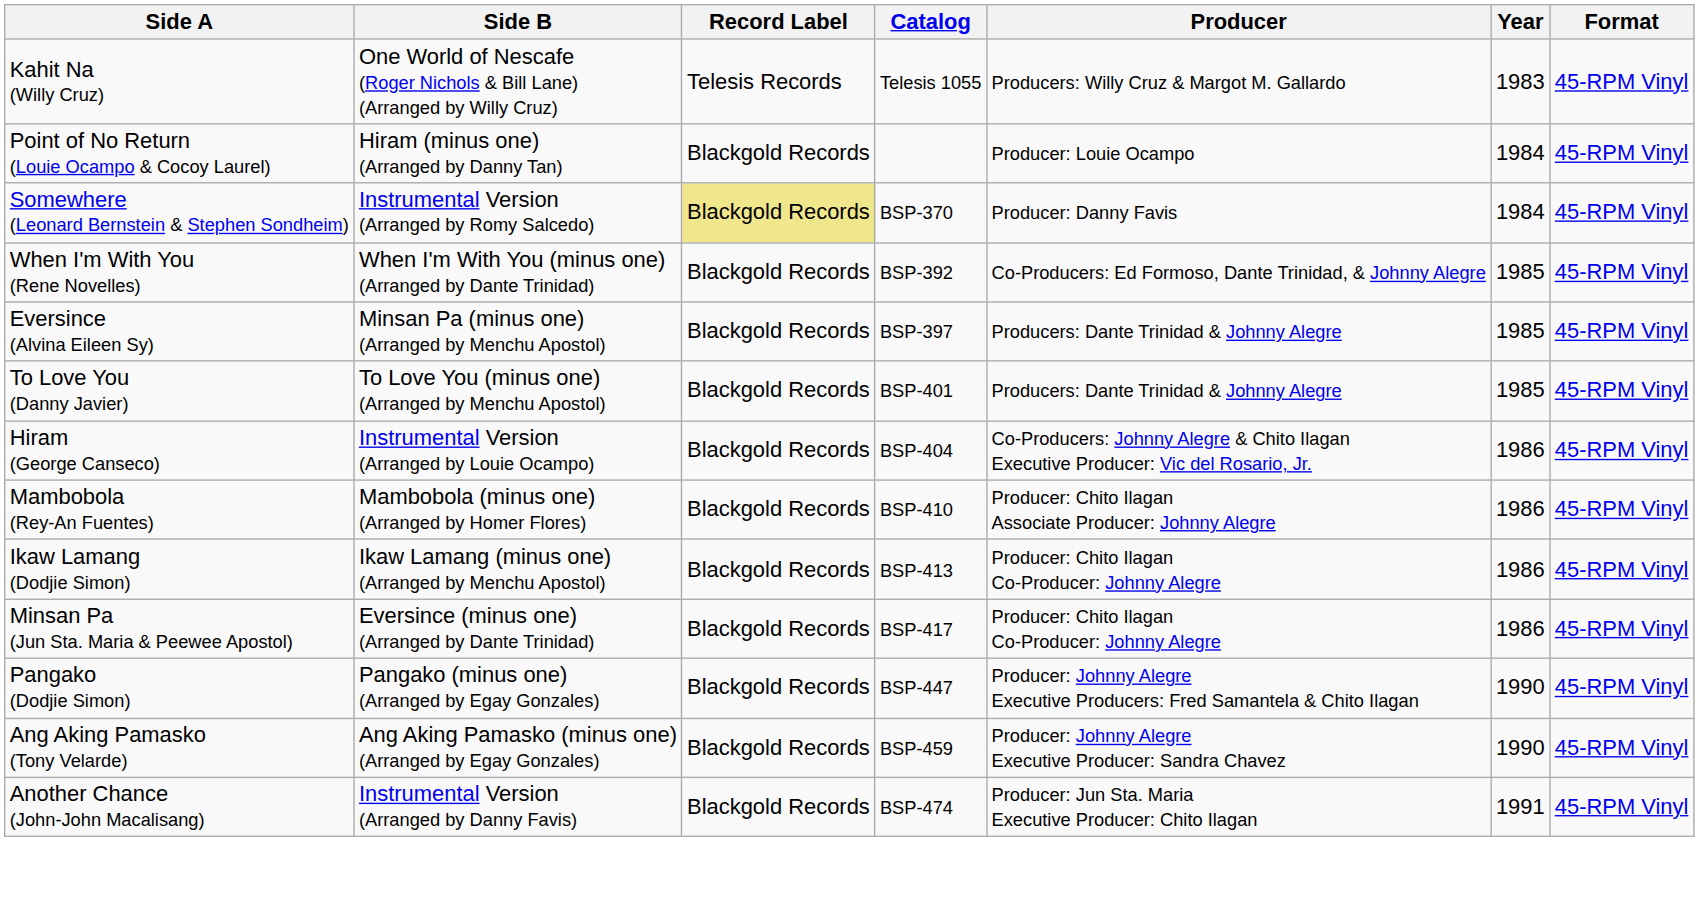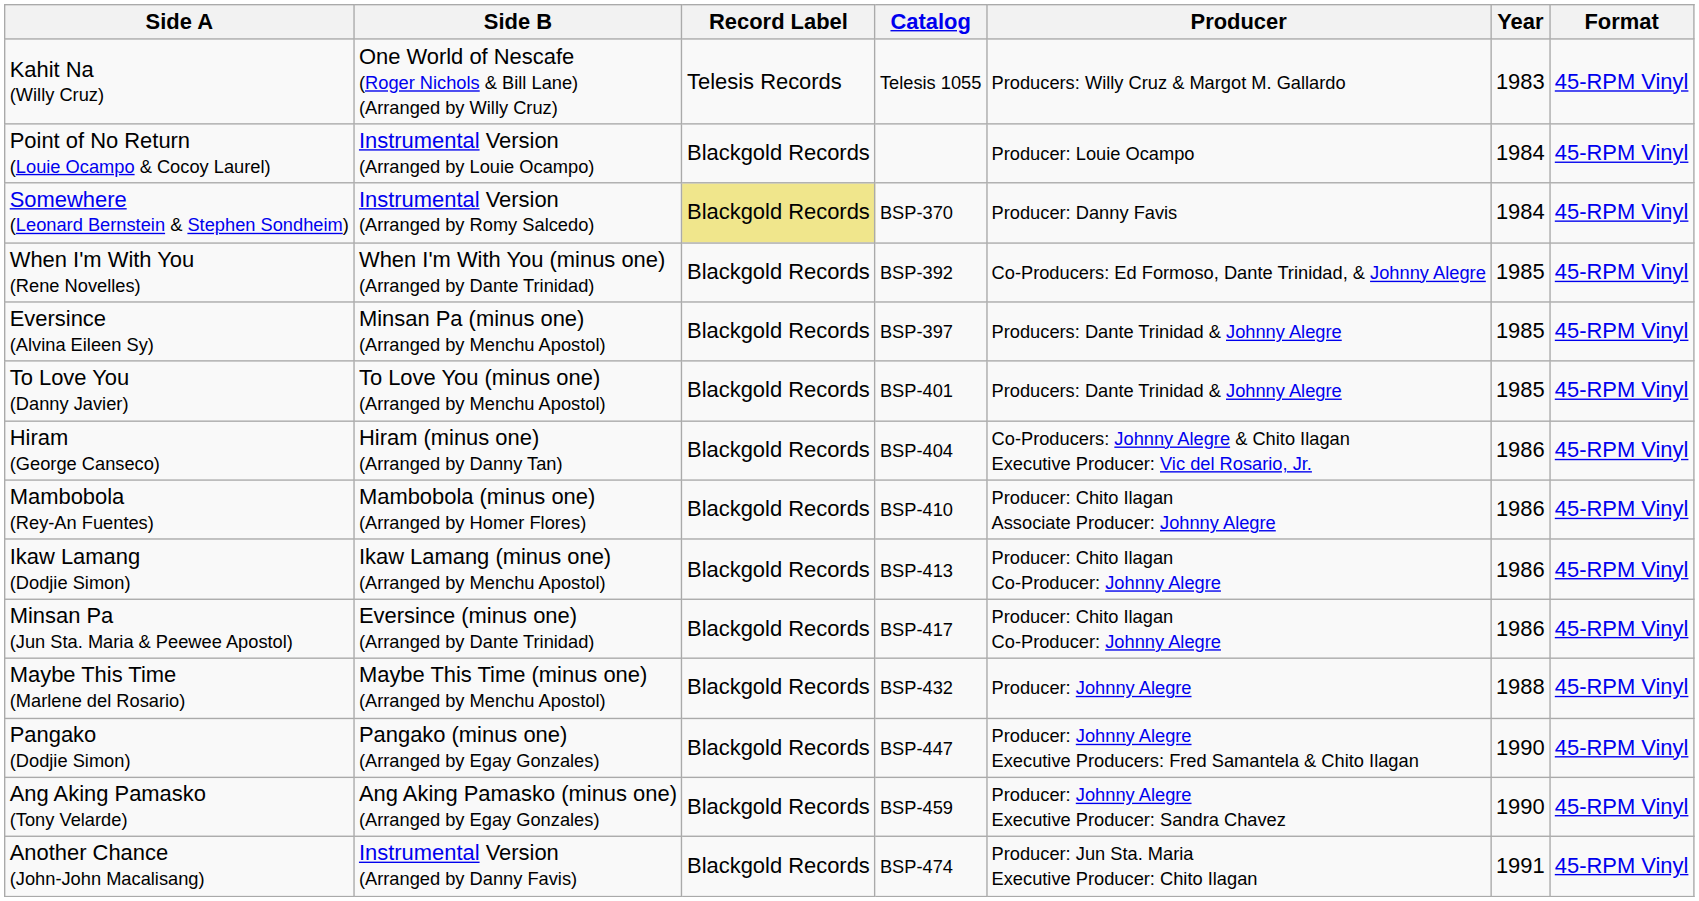(461, 153) Hiram (minus one) (Arranged by Danny Tan) -> (477, 153) Instrumental Version (Arranged by Louie Ocampo)
(477, 450) Instrumental Version (Arranged by Louie Ocampo) -> (461, 450) Hiram (minus one) (Arranged by Danny Tan)
+ row: (98, 687)
